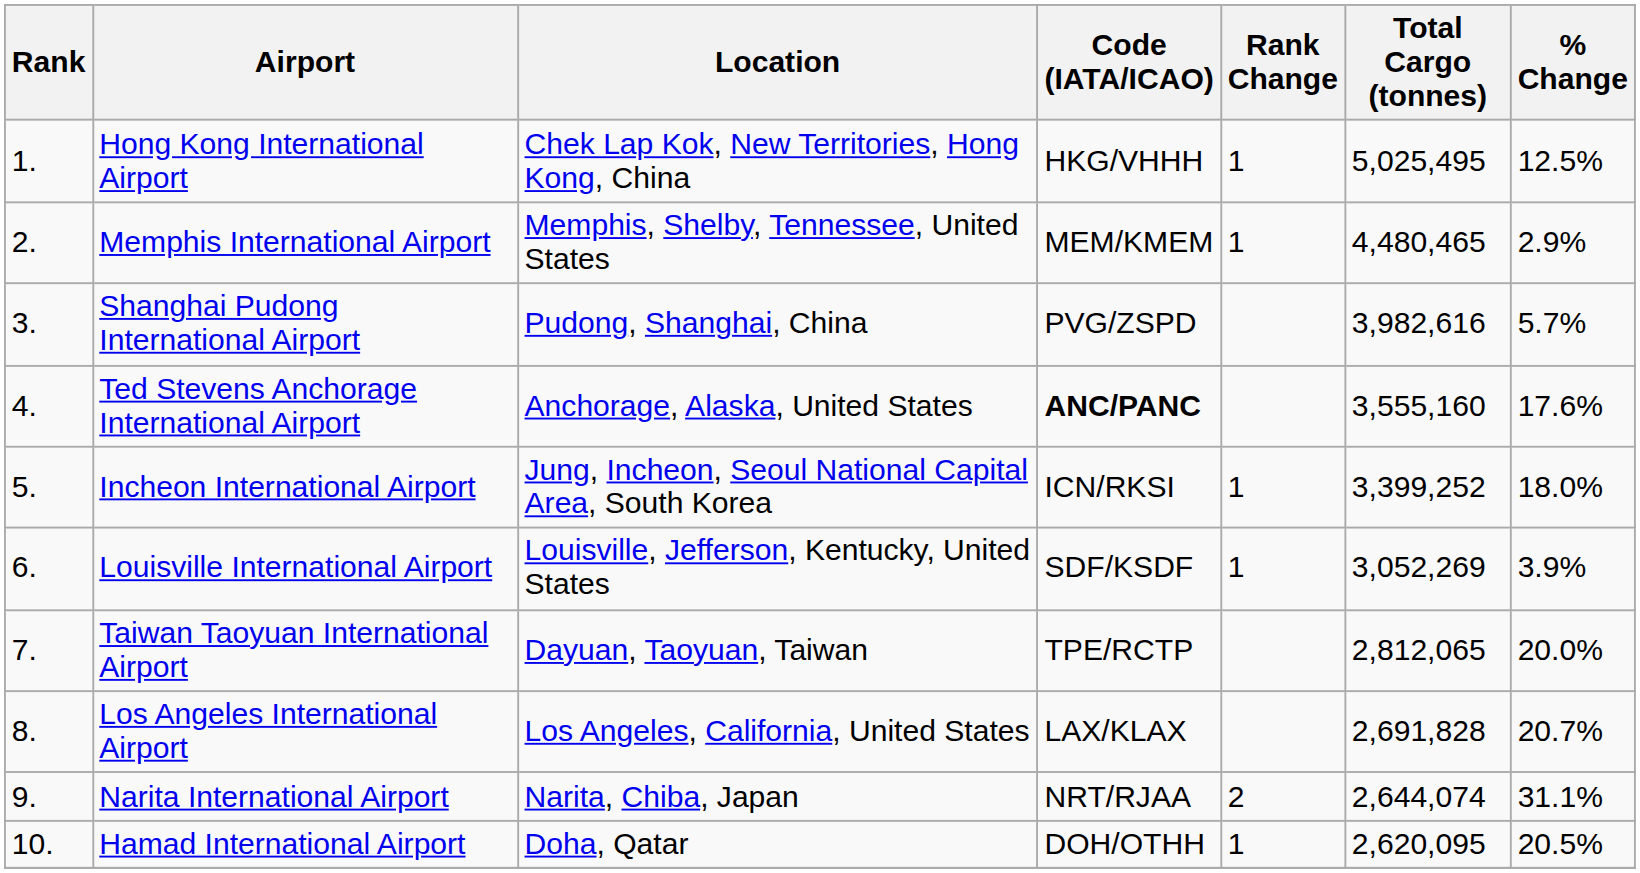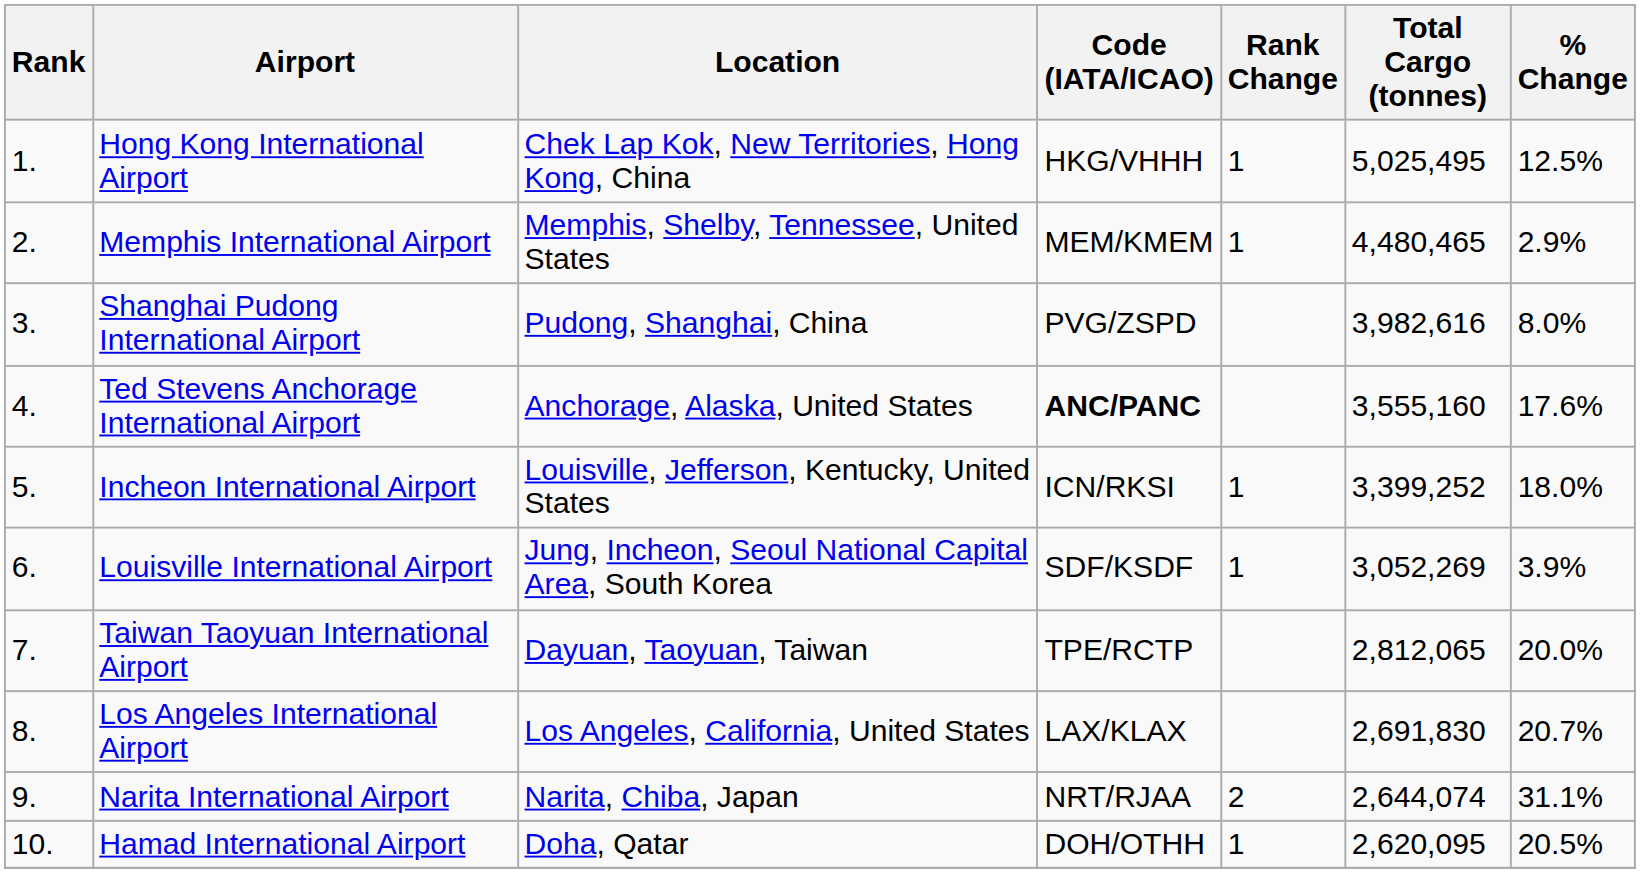(1552, 323) 5.7% -> (1552, 323) 8.0%
(776, 486) Jung, Incheon, Seoul National Capital Area, South Korea -> (777, 486) Louisville, Jefferson, Kentucky, United States
(777, 568) Louisville, Jefferson, Kentucky, United States -> (776, 568) Jung, Incheon, Seoul National Capital Area, South Korea
(1419, 731) 2,691,828 -> (1419, 731) 2,691,830
